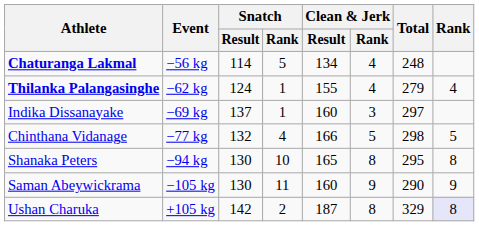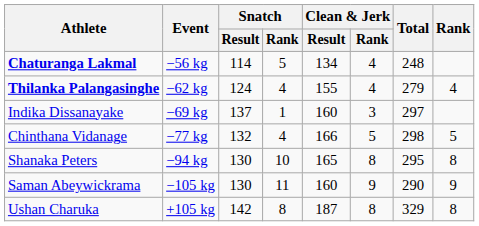(282, 88) 1 -> (282, 88) 4
(282, 209) 2 -> (282, 209) 8
(453, 209) lavender background -> (453, 209) no background
